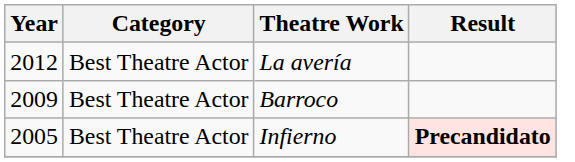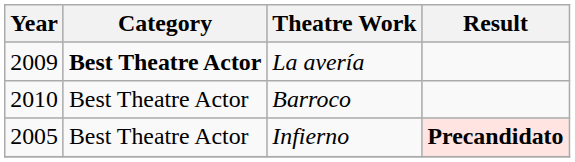(34, 61) 2012 -> (34, 61) 2009
(159, 61) normal -> (165, 61) bold
(34, 99) 2009 -> (34, 99) 2010
